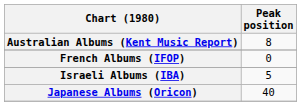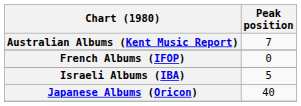(269, 42) 8 -> (269, 42) 7
